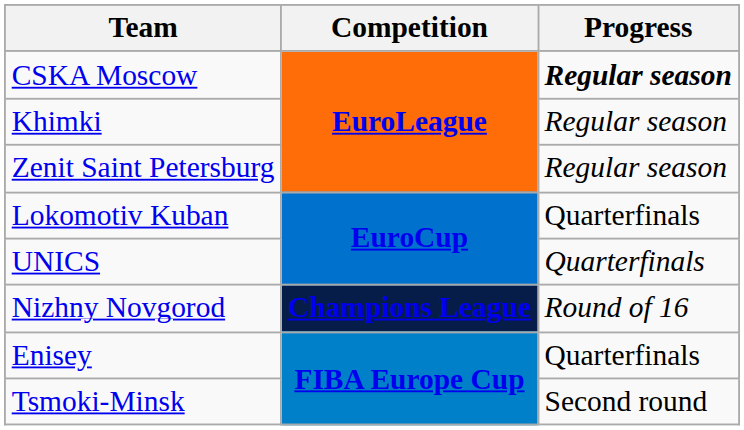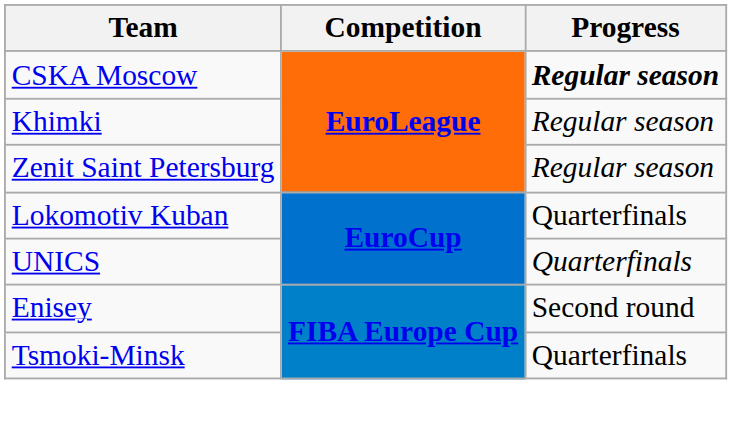- row: (118, 307)
(622, 354) Quarterfinals -> (613, 307) Second round
(626, 401) Second round -> (609, 354) Quarterfinals
